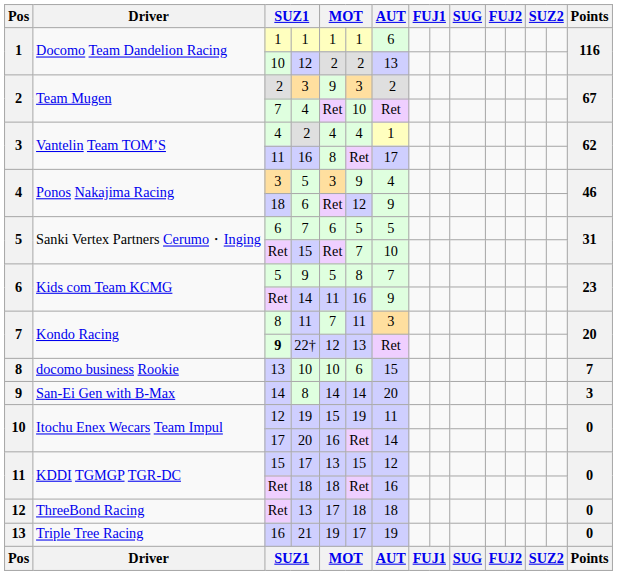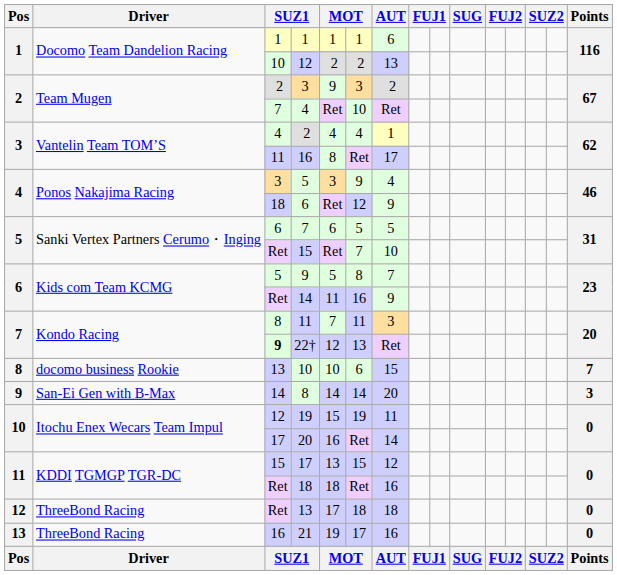(90, 534) Triple Tree Racing -> (90, 534) ThreeBond Racing
(391, 534) 19 -> (391, 534) 16
